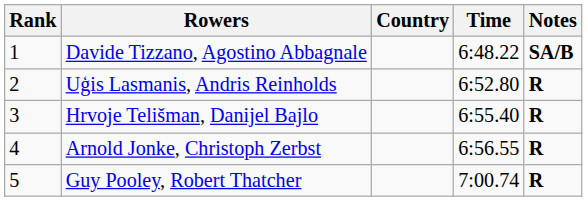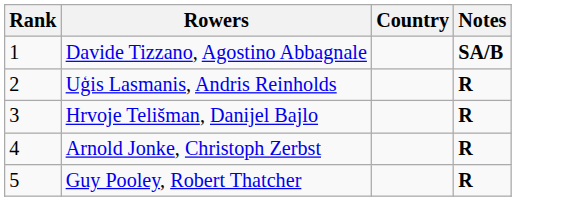- column: (489, 20)
